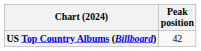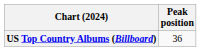(177, 38) 42 -> (177, 38) 36
